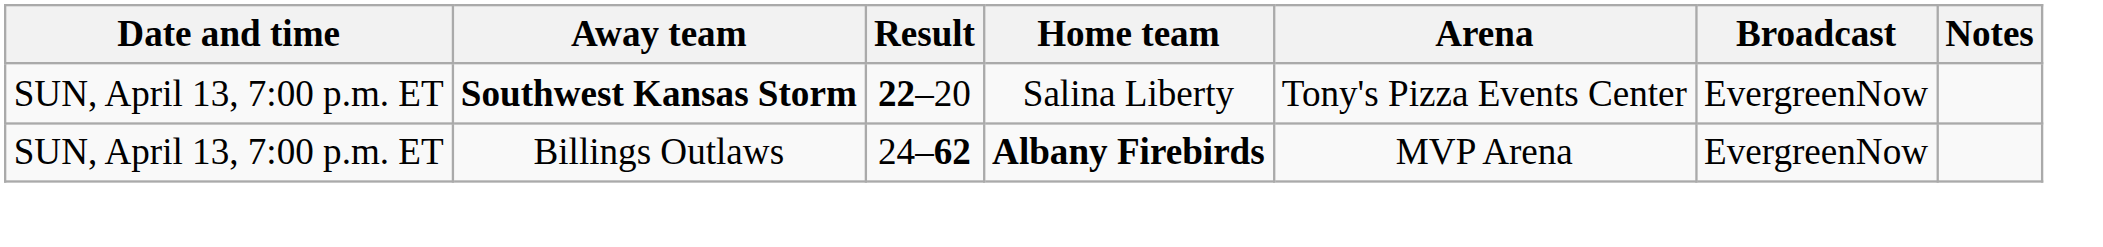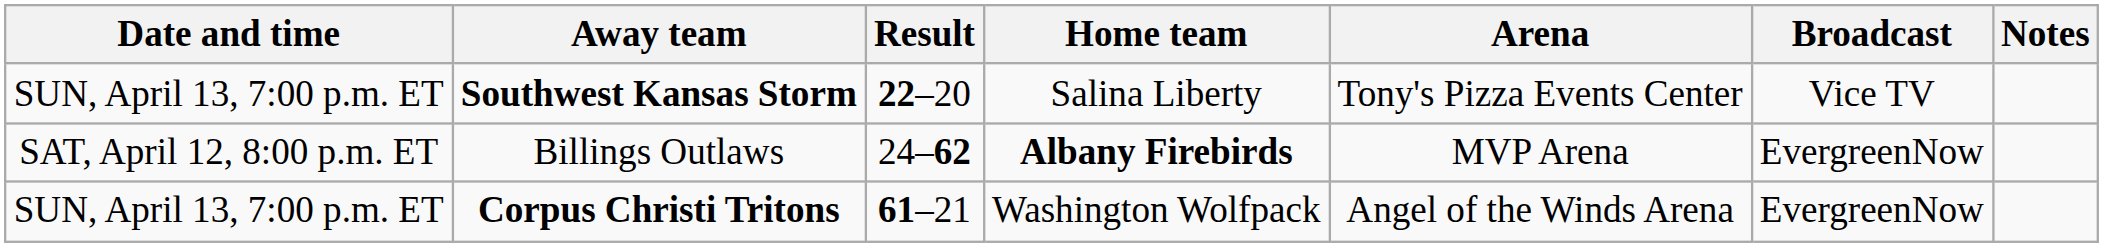(1816, 92) EvergreenNow -> (1872, 92) Vice TV
(229, 151) SUN, April 13, 7:00 p.m. ET -> (229, 151) SAT, April 12, 8:00 p.m. ET
+ row: (659, 210)
